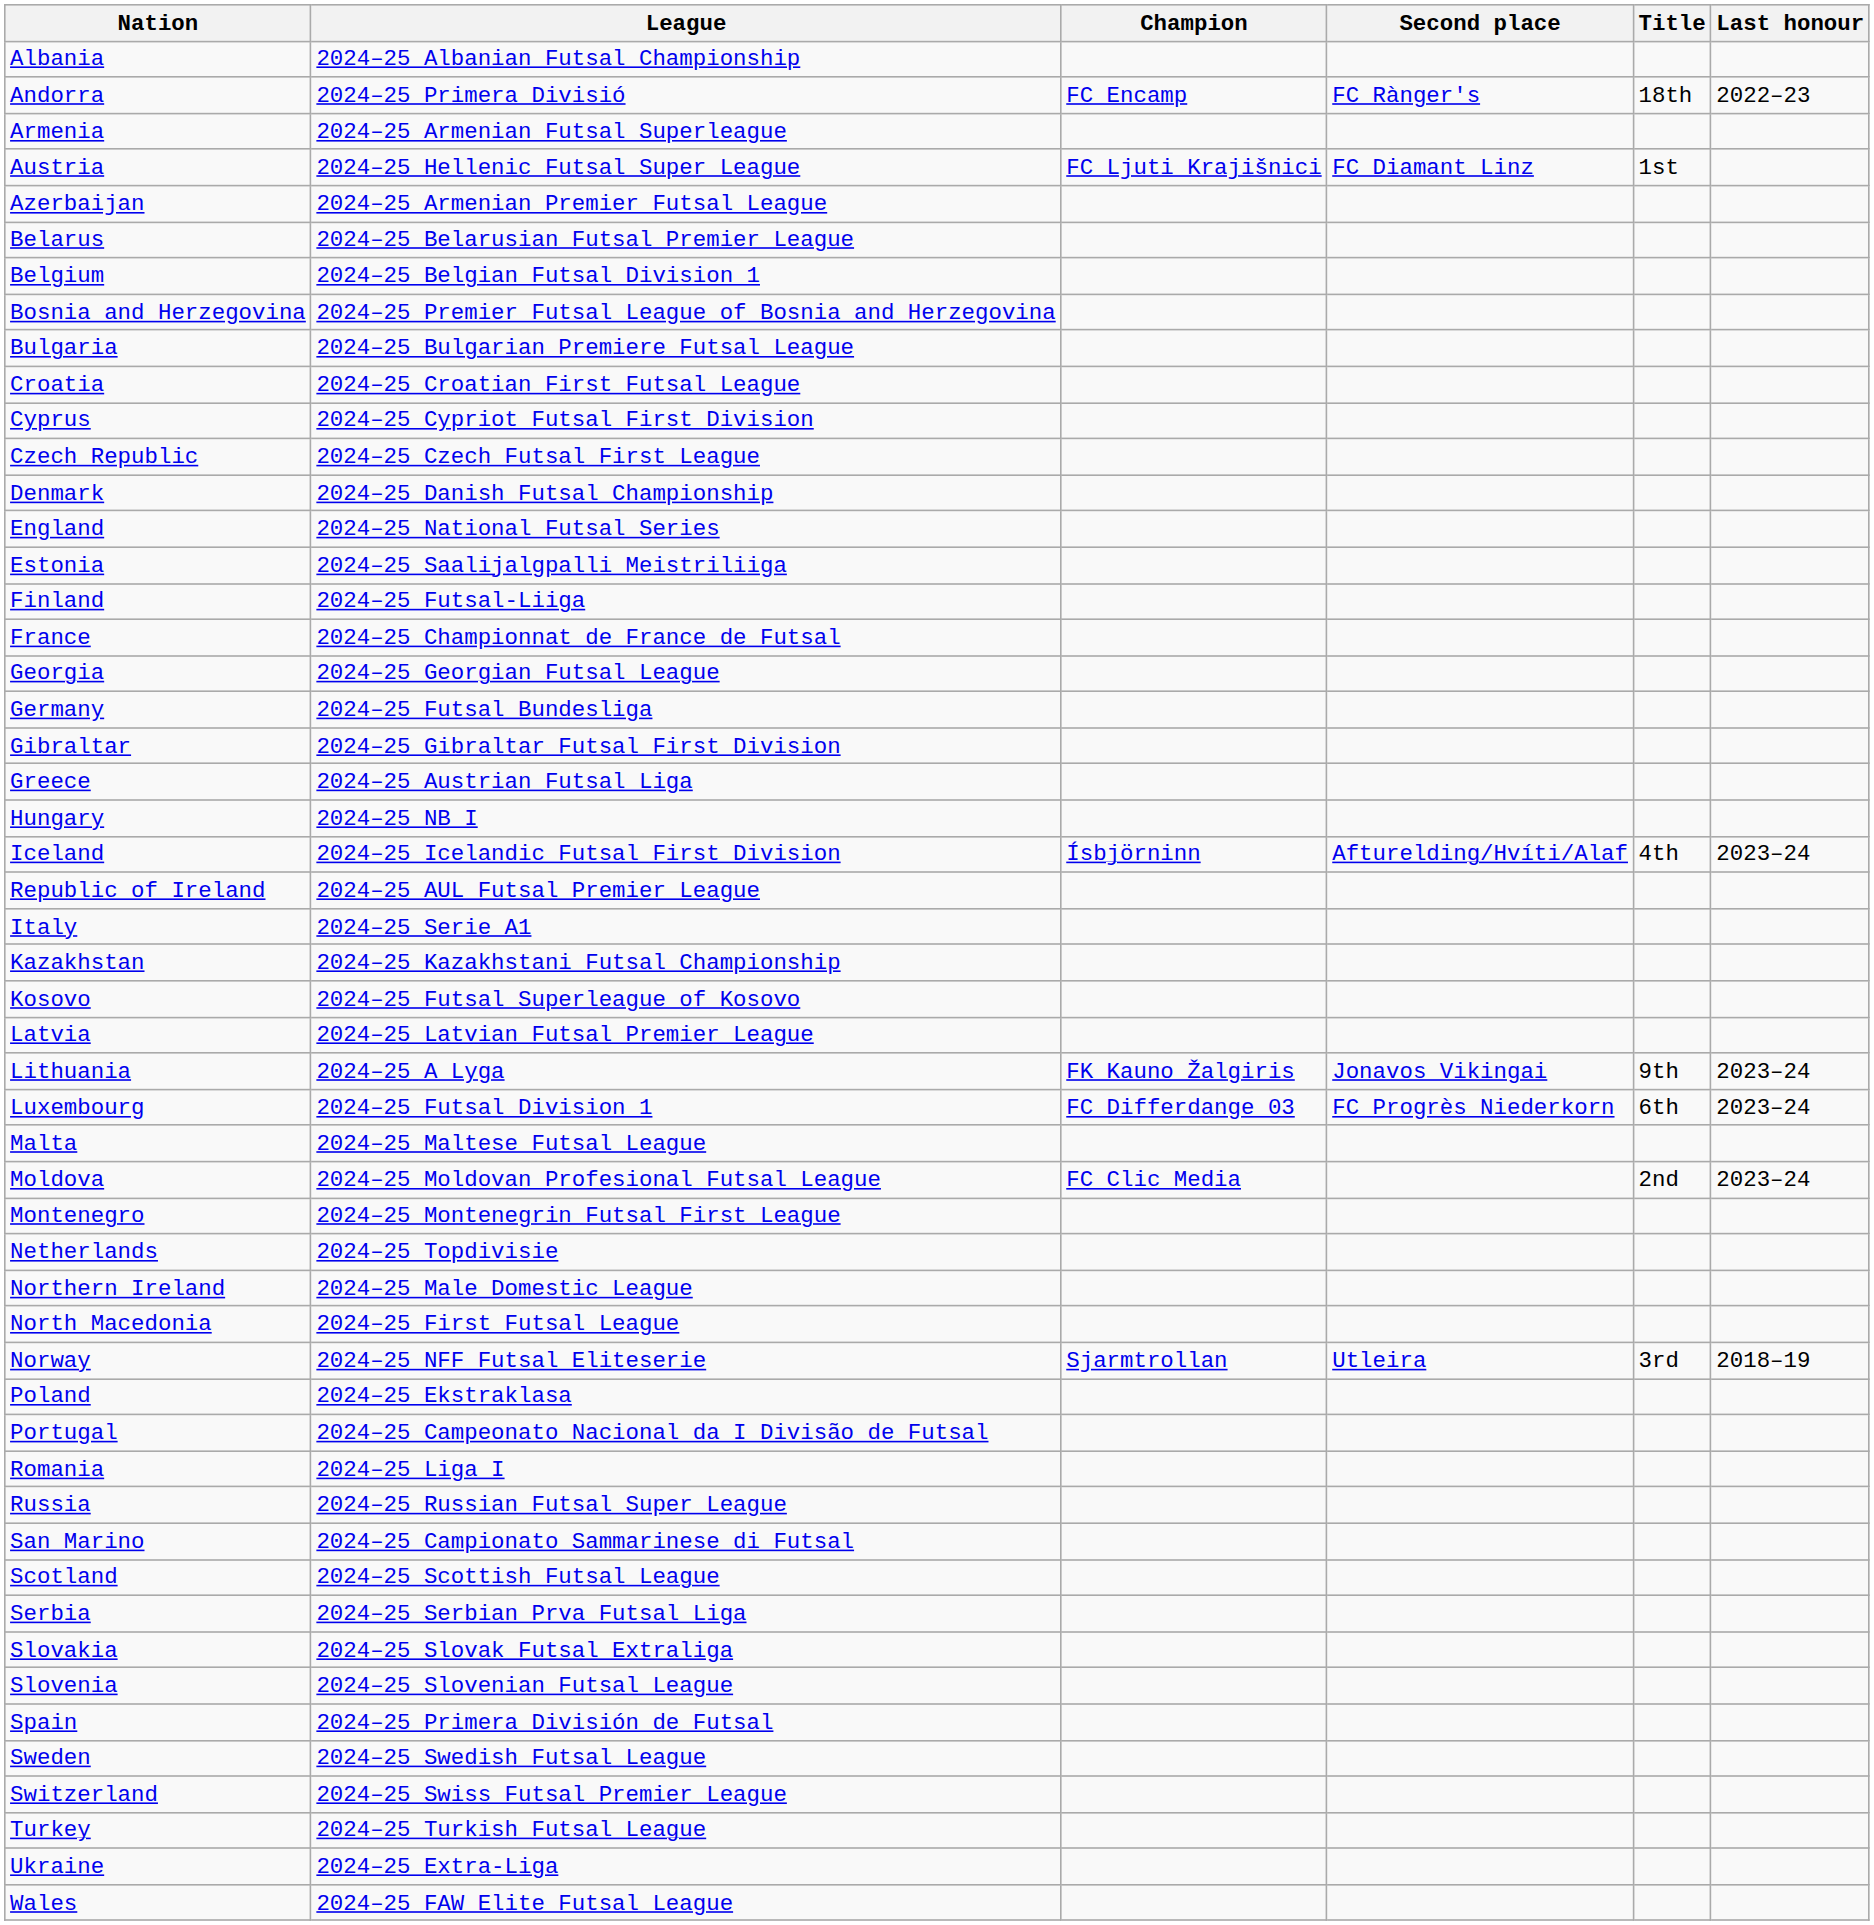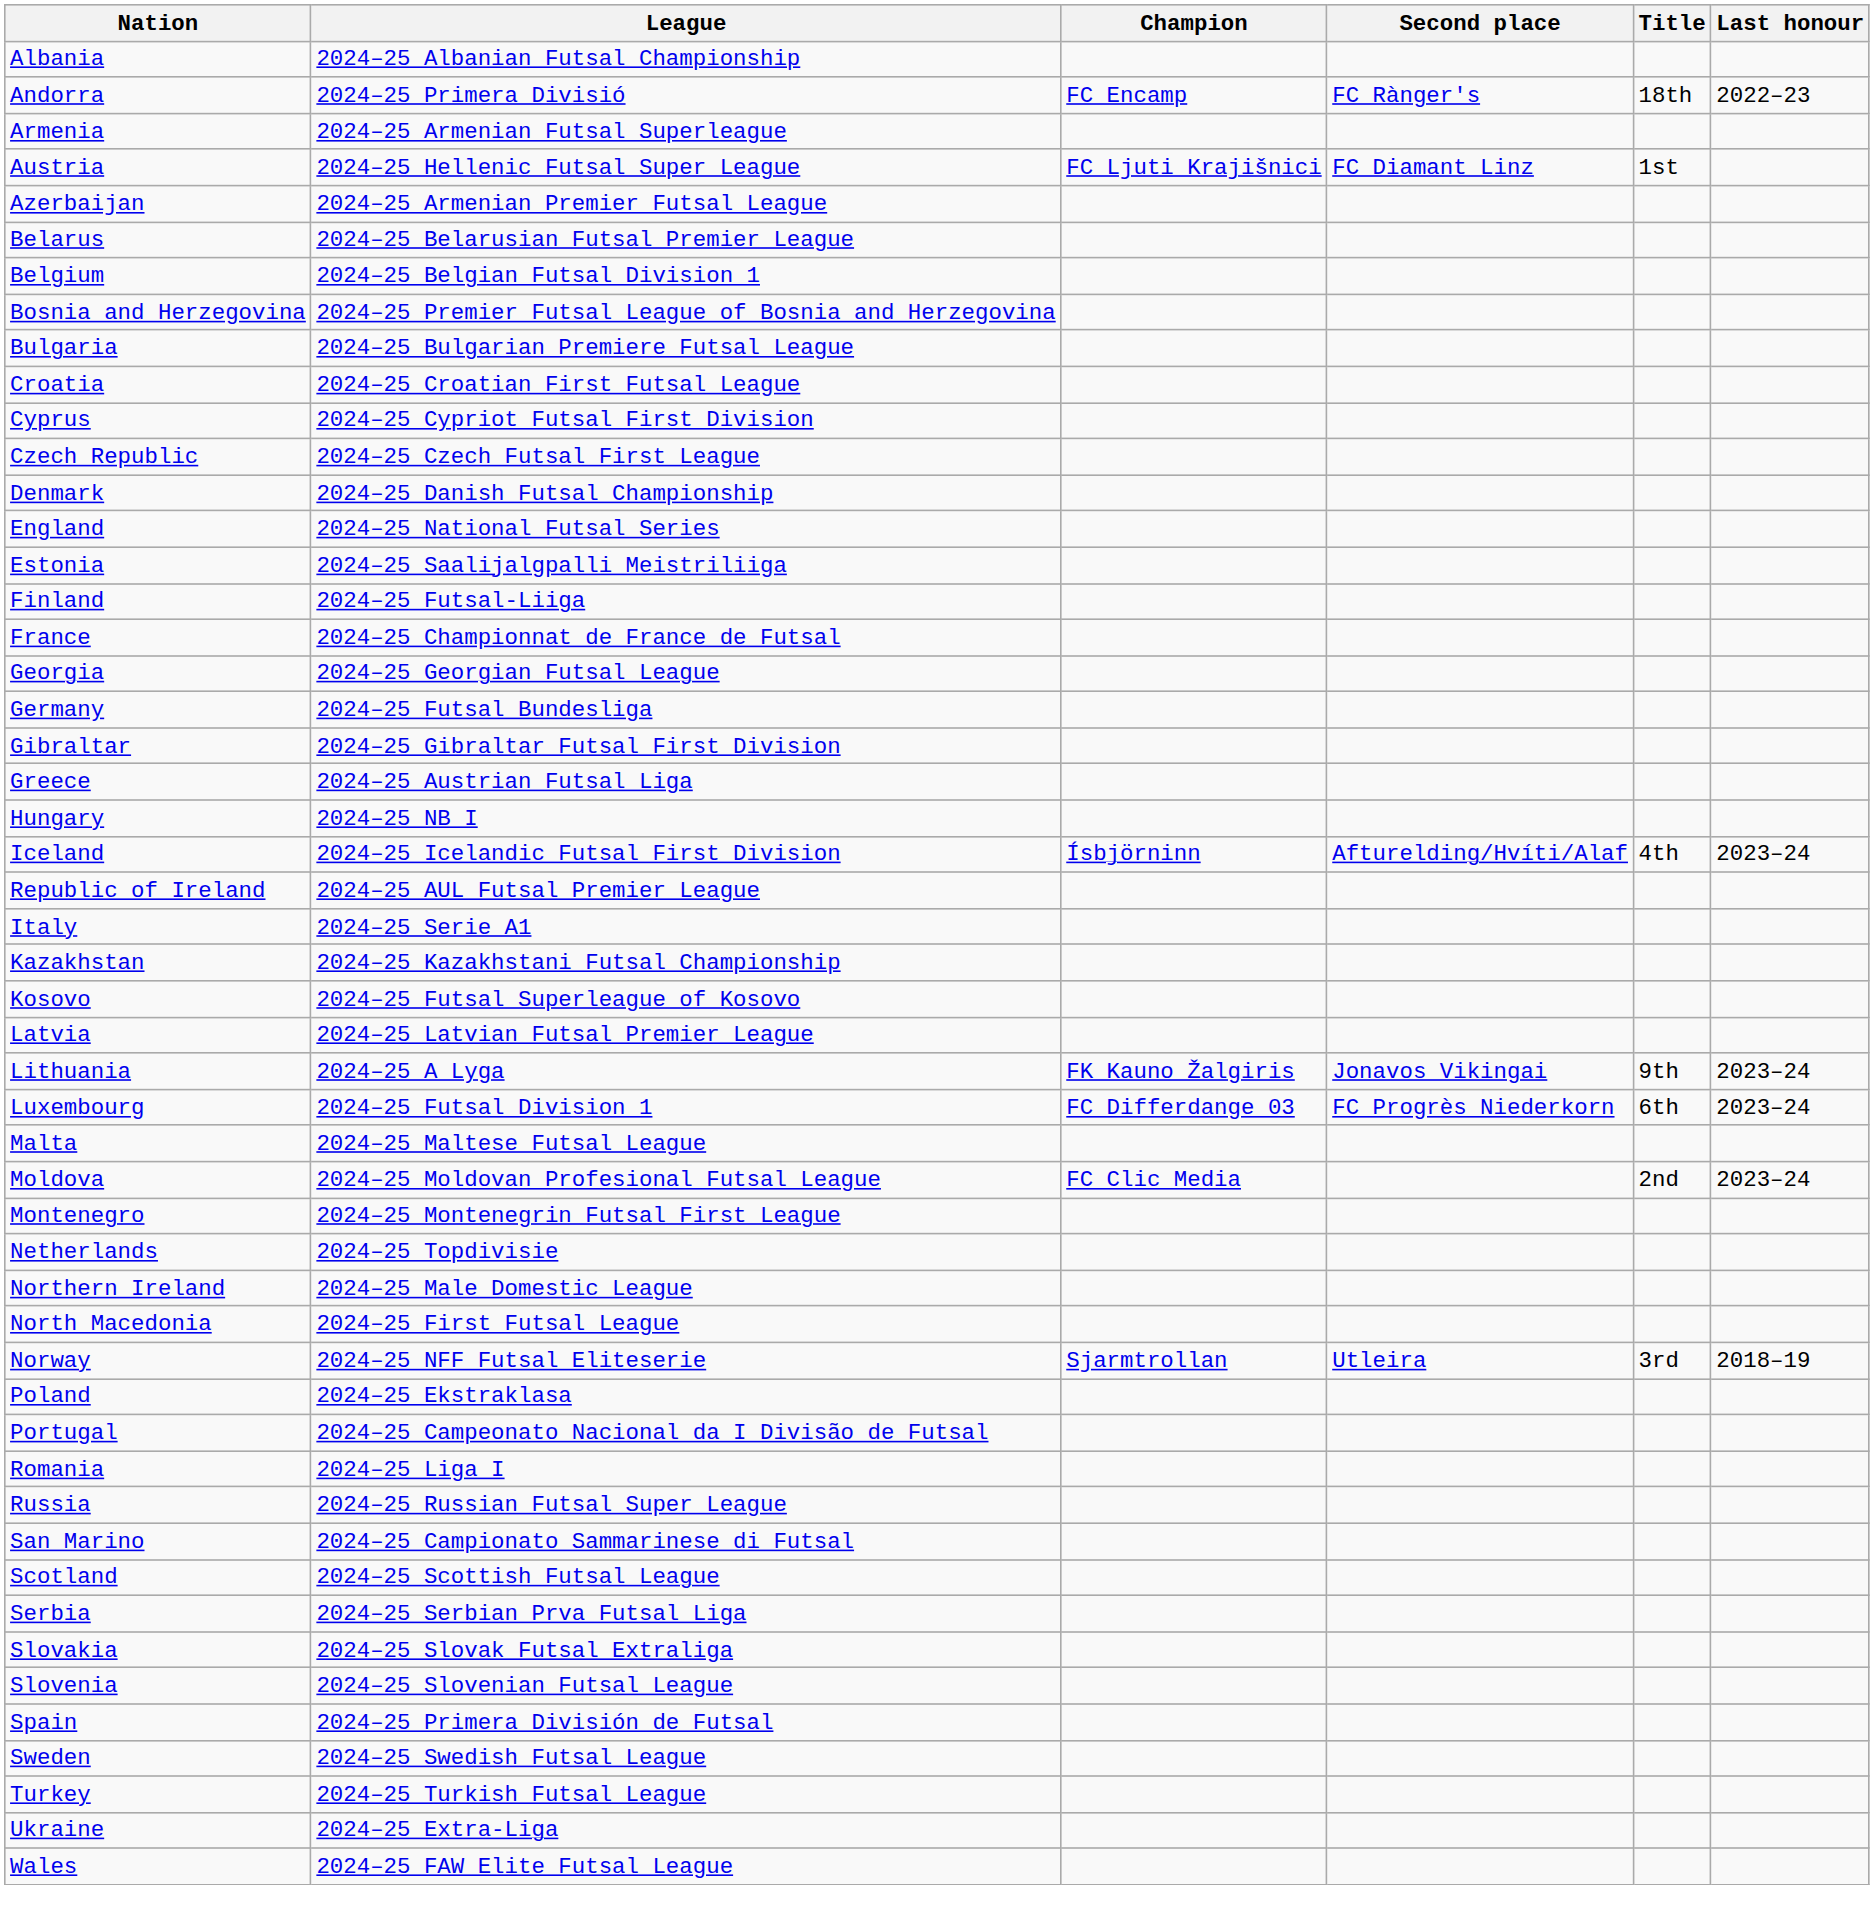- row: (84, 1794)
